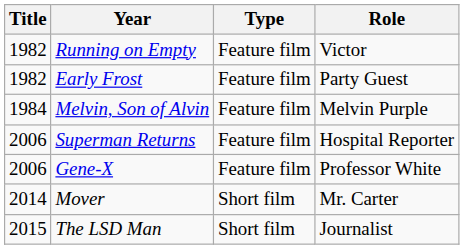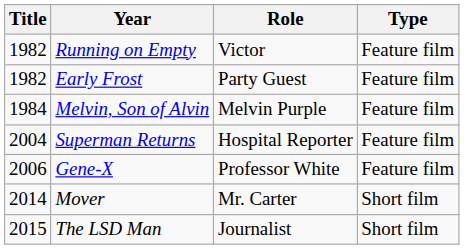columns swapped: (387, 19) <-> (264, 19)
(28, 139) 2006 -> (28, 139) 2004
